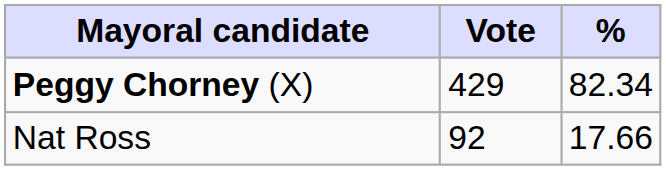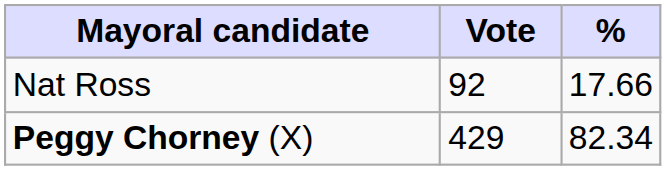rows swapped: (163, 84) <-> (82, 137)
